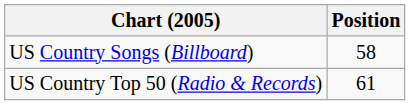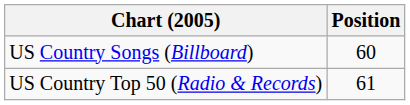(366, 52) 58 -> (366, 52) 60
